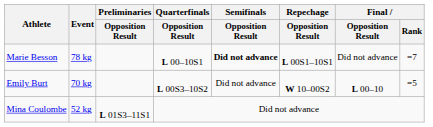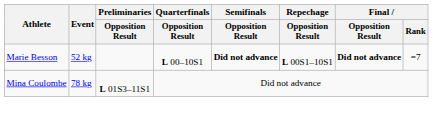(81, 57) 78 kg -> (81, 57) 52 kg
(367, 57) normal -> (369, 57) bold
- row: (27, 83)
(81, 109) 52 kg -> (81, 83) 78 kg
